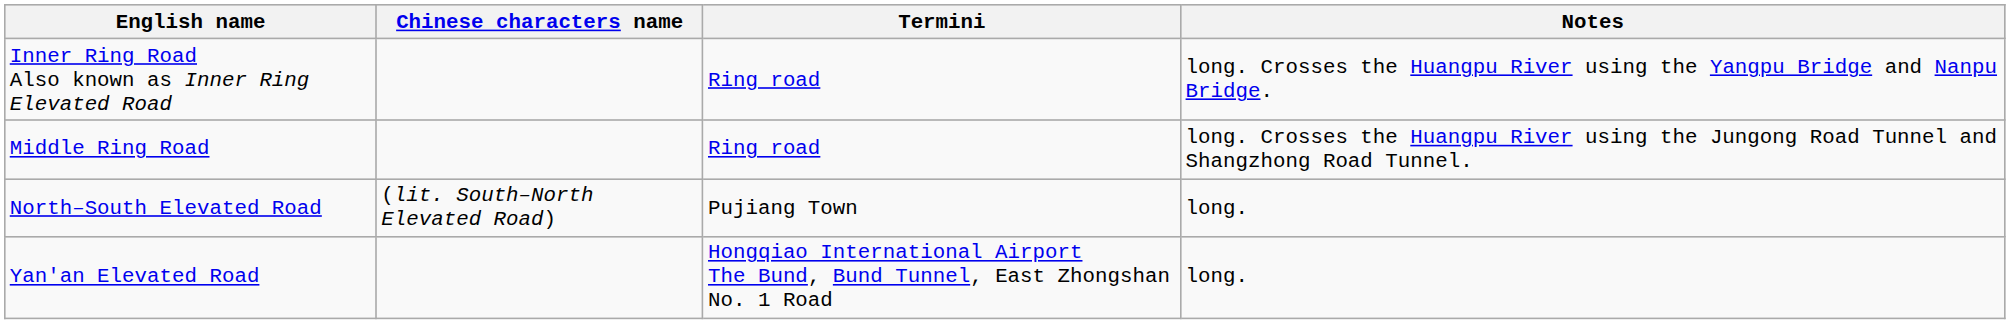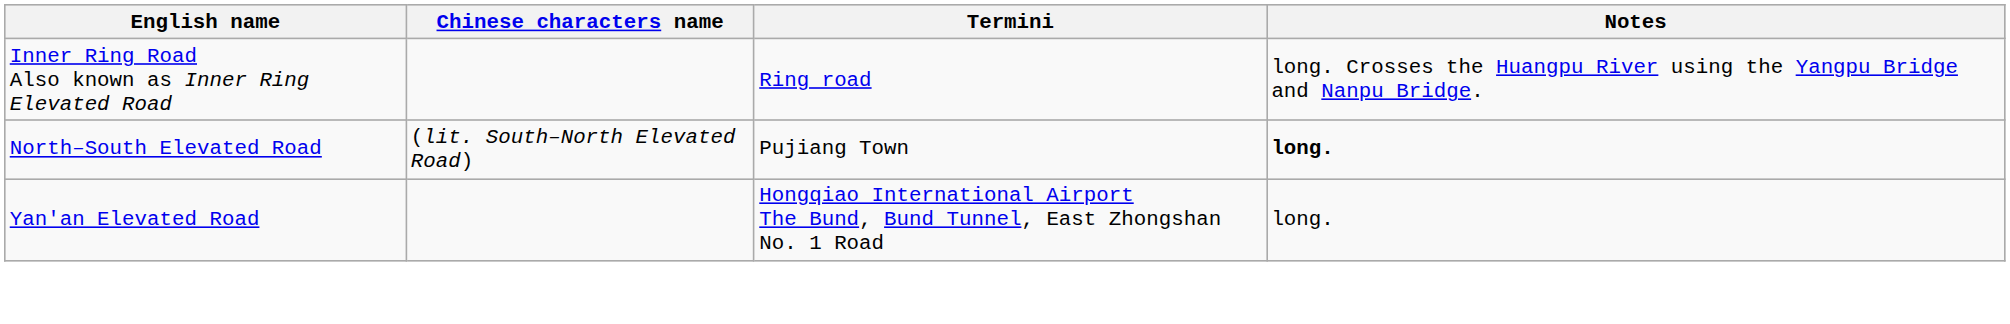- row: (110, 150)
(1217, 207) normal -> (1303, 150) bold
